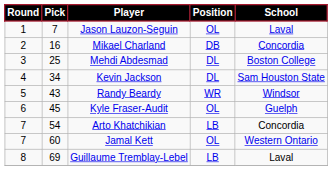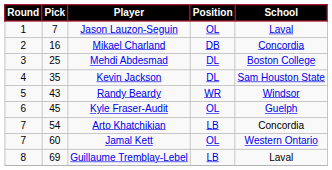(55, 77) 34 -> (55, 77) 35
